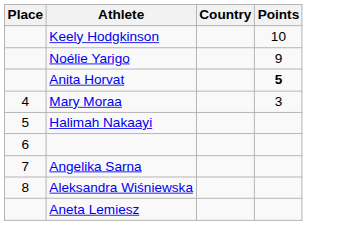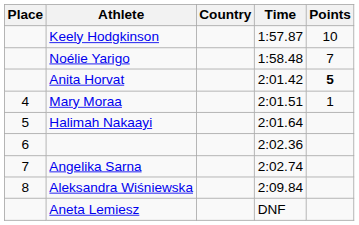+ column: (280, 15)
(278, 58) 9 -> (330, 58) 7
(278, 101) 3 -> (330, 101) 1
